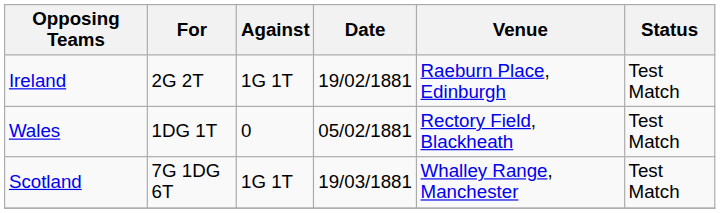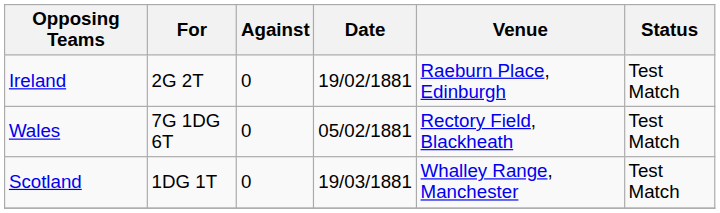(267, 80) 1G 1T -> (246, 80) 0
(184, 131) 1DG 1T -> (186, 131) 7G 1DG 6T
(186, 182) 7G 1DG 6T -> (184, 182) 1DG 1T
(267, 182) 1G 1T -> (246, 182) 0
